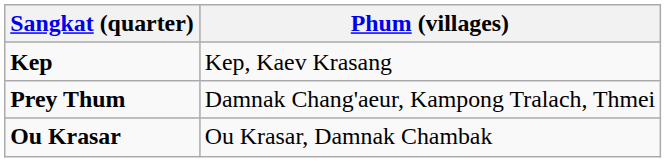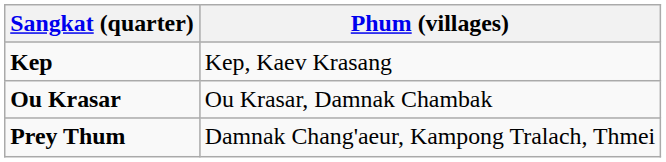rows swapped: (68, 99) <-> (66, 136)
